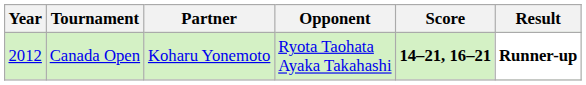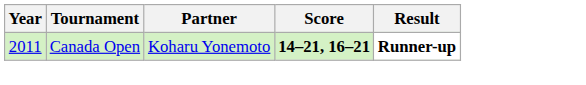- column: (335, 18)
(25, 56) 2012 -> (25, 46) 2011
